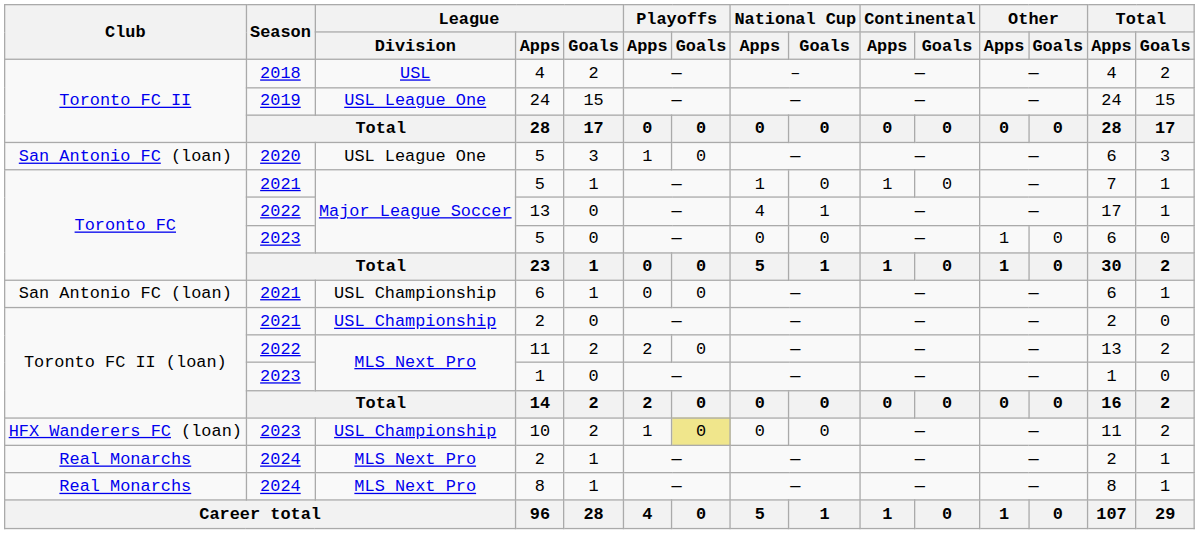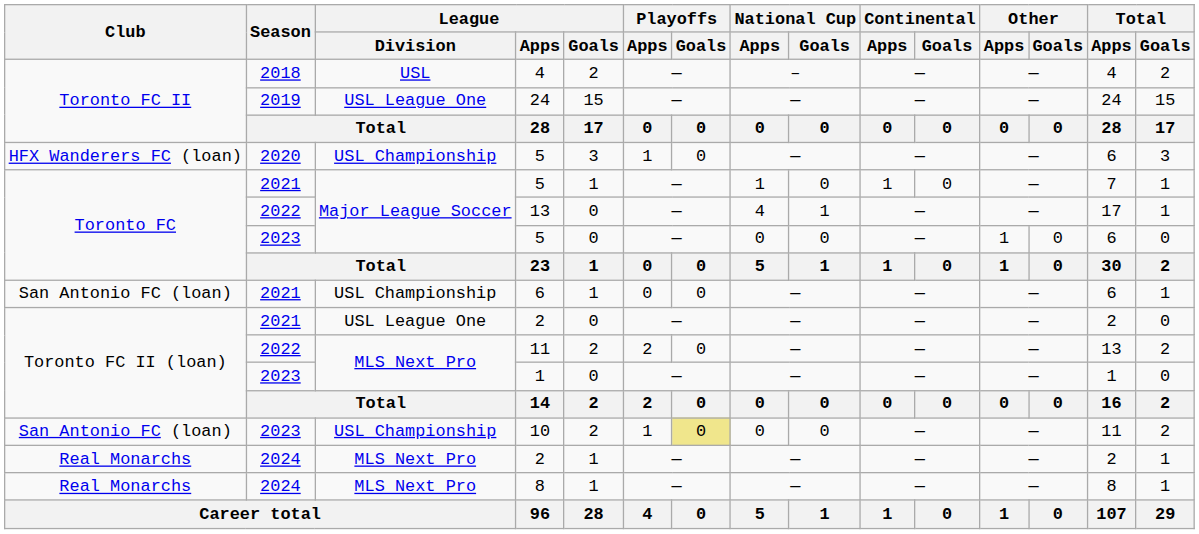(125, 156) San Antonio FC (loan) -> (125, 156) HFX Wanderers FC (loan)
(415, 156) USL League One -> (415, 156) USL Championship
(415, 321) USL Championship -> (415, 321) USL League One
(125, 432) HFX Wanderers FC (loan) -> (125, 432) San Antonio FC (loan)
